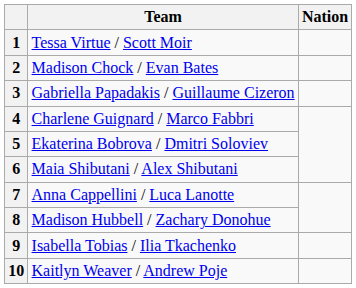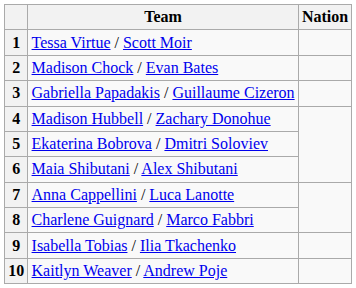(143, 118) Charlene Guignard / Marco Fabbri -> (151, 118) Madison Hubbell / Zachary Donohue
(151, 220) Madison Hubbell / Zachary Donohue -> (143, 220) Charlene Guignard / Marco Fabbri
